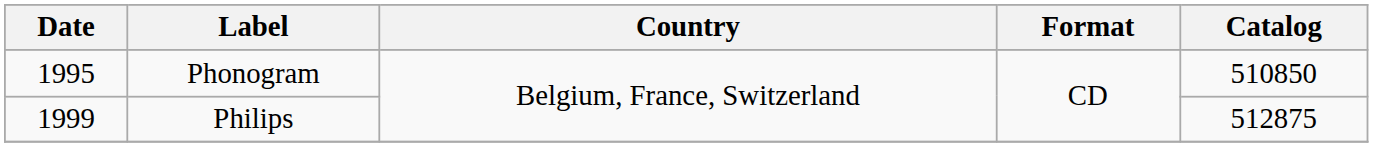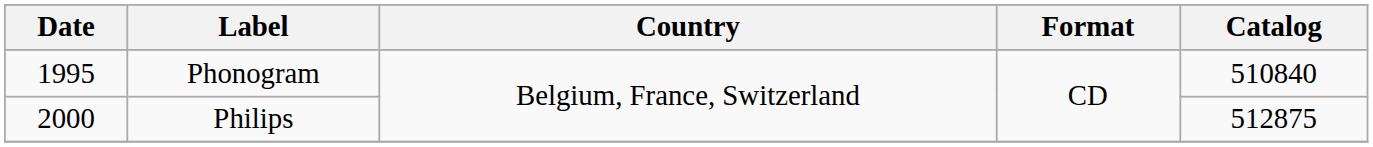(1274, 73) 510850 -> (1274, 73) 510840
(66, 118) 1999 -> (66, 118) 2000
